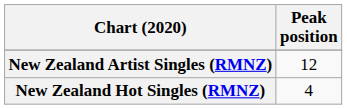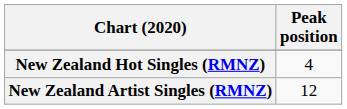rows swapped: (140, 90) <-> (140, 63)
